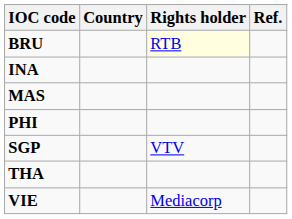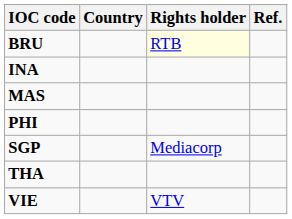(167, 148) VTV -> (186, 148) Mediacorp
(186, 200) Mediacorp -> (167, 200) VTV
